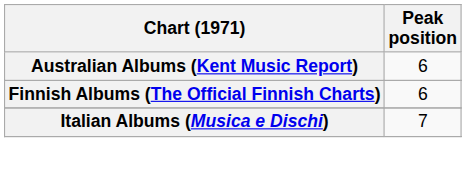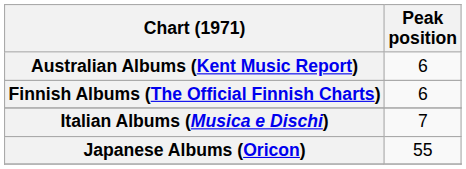+ row: (195, 149)
